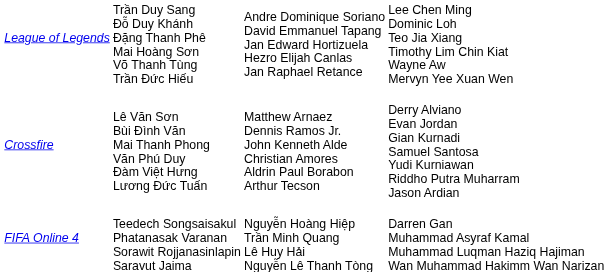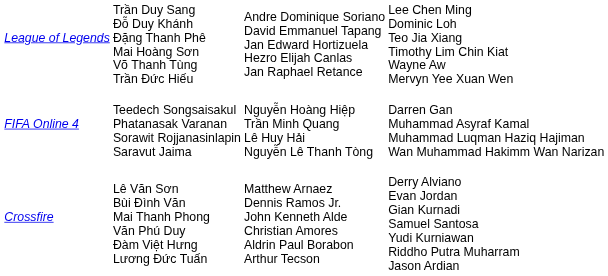rows swapped: (42, 238) <-> (29, 144)
